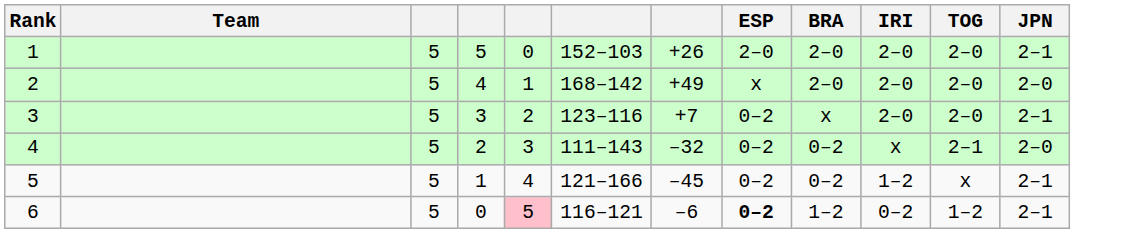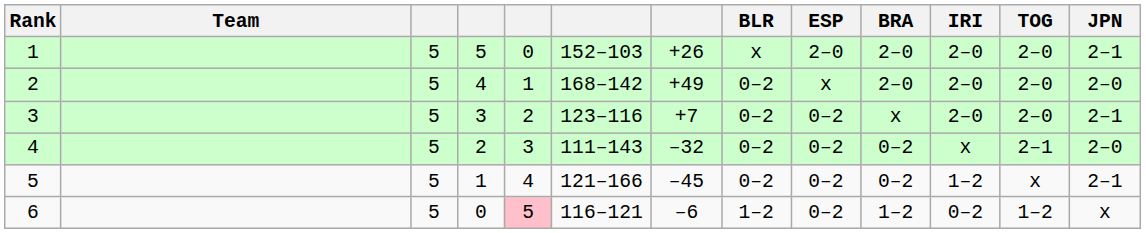+ column: (756, 21)
(756, 213) bold -> (826, 213) normal
(1035, 213) 2–1 -> (1105, 213) x
